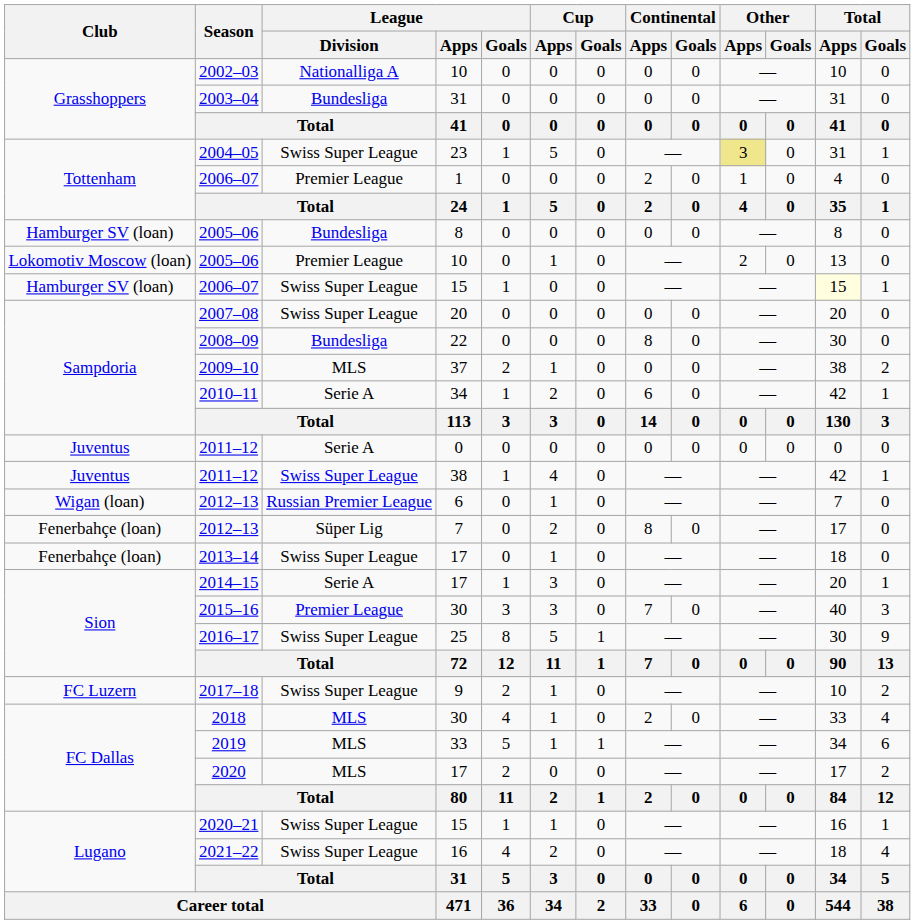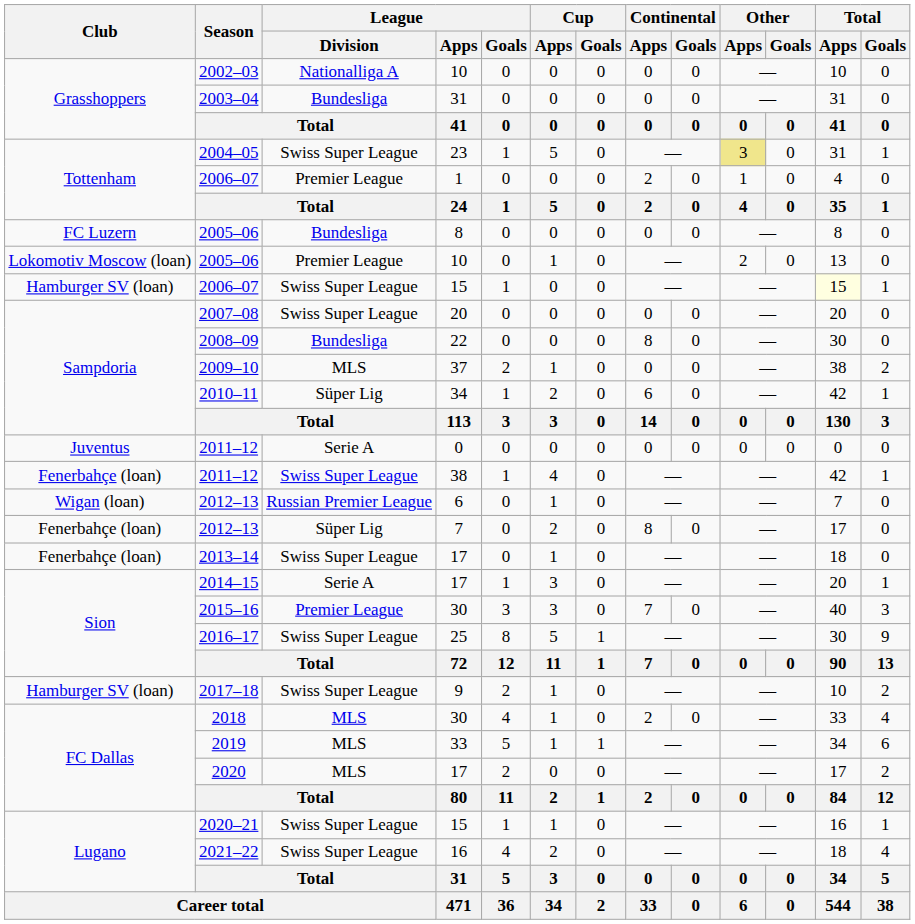(100, 233) Hamburger SV (loan) -> (100, 233) FC Luzern
(349, 394) Serie A -> (349, 394) Süper Lig
(100, 475) Juventus -> (100, 475) Fenerbahçe (loan)
(100, 690) FC Luzern -> (100, 690) Hamburger SV (loan)
